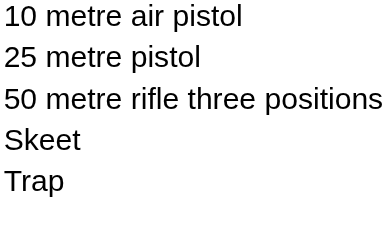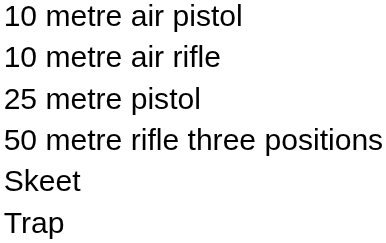+ row: (112, 57)
